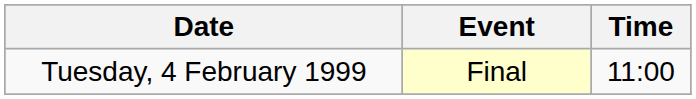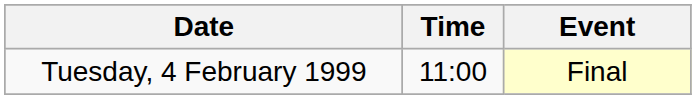columns swapped: (641, 26) <-> (497, 26)
